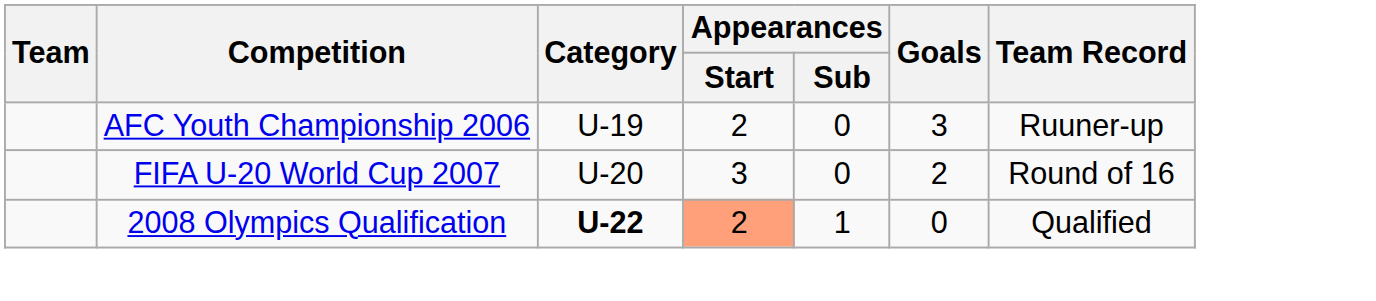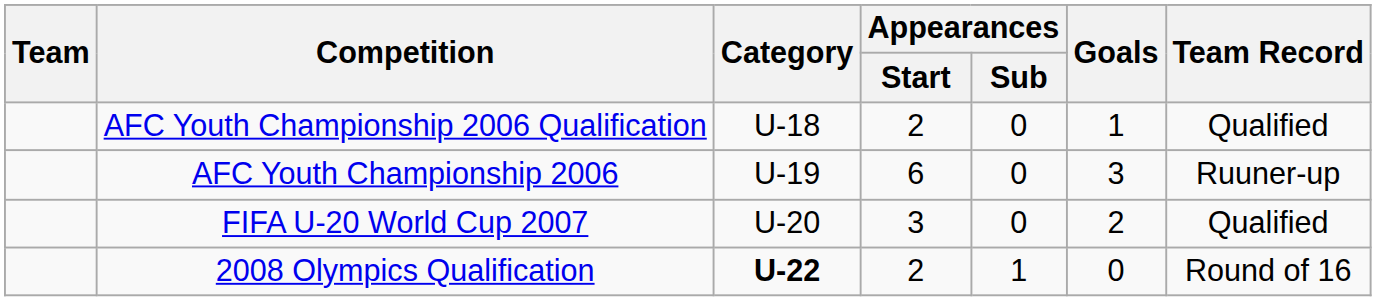+ row: (405, 125)
(739, 125) 2 -> (916, 174) 6
(1091, 174) Round of 16 -> (1268, 222) Qualified
(739, 222) lightsalmon background -> (916, 271) no background
(1091, 222) Qualified -> (1268, 271) Round of 16
